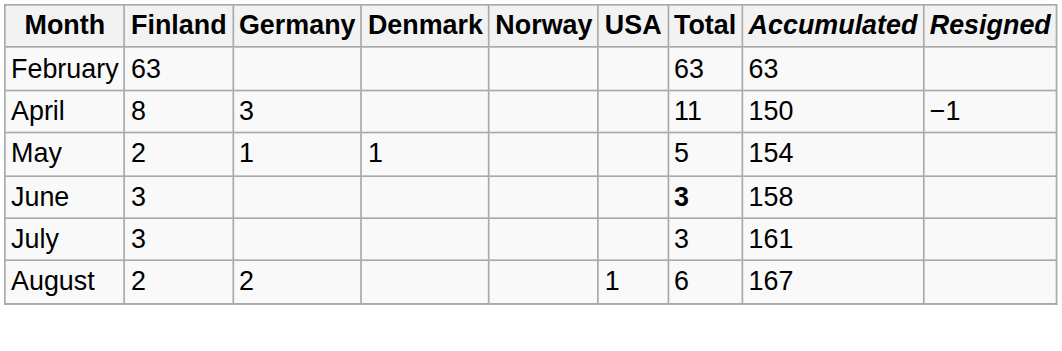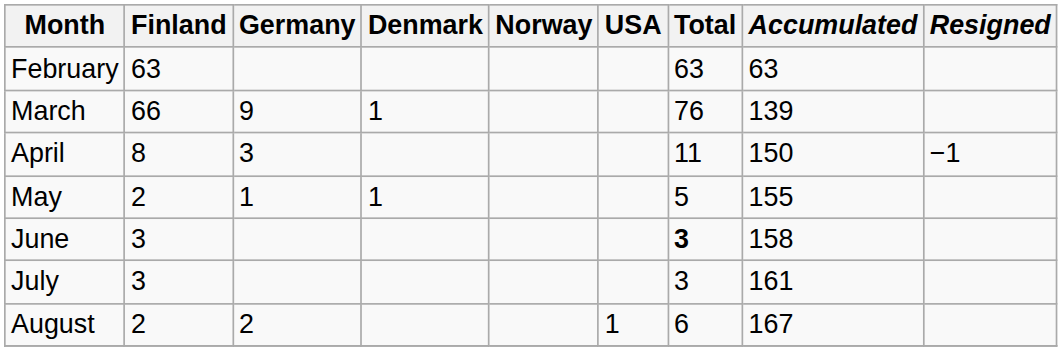+ row: (48, 111)
(771, 153) 154 -> (771, 196) 155
